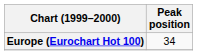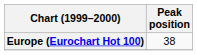(169, 41) 34 -> (169, 41) 38
